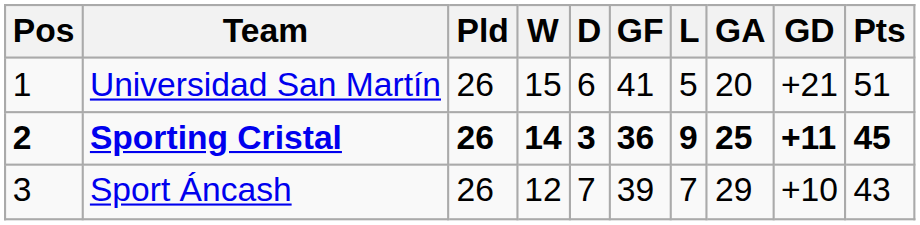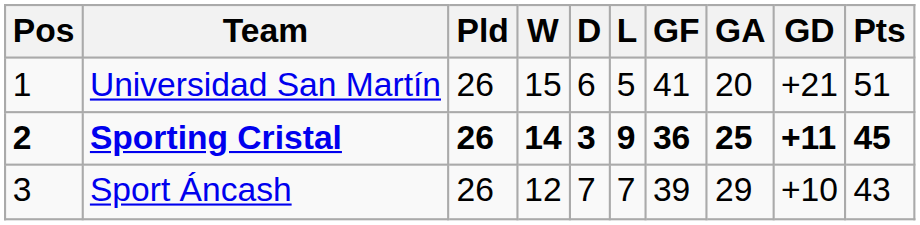columns swapped: (689, 31) <-> (640, 31)
